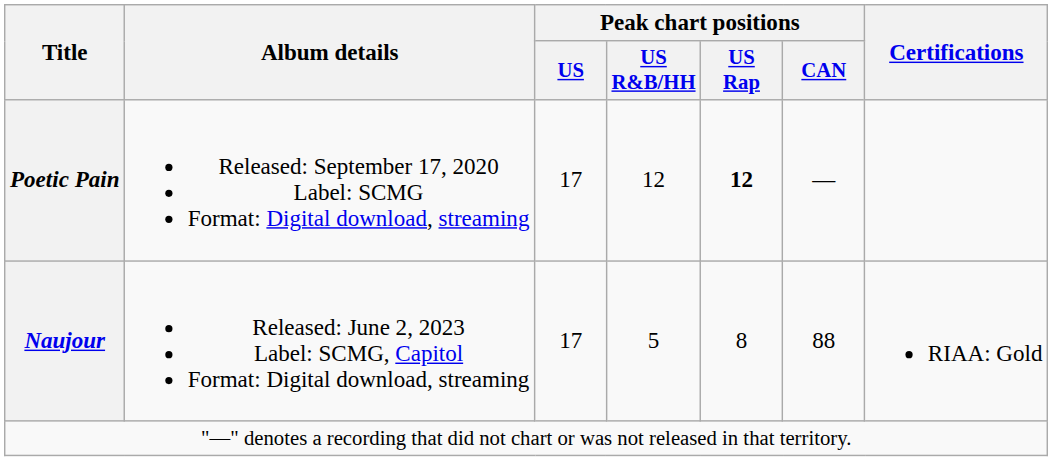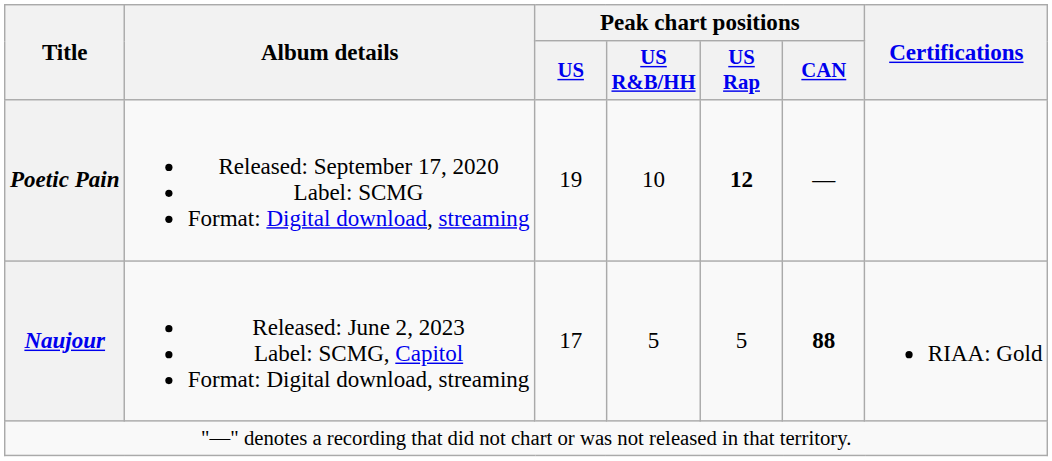(571, 179) 17 -> (571, 179) 19
(654, 179) 12 -> (654, 179) 10
(742, 340) 8 -> (742, 340) 5
(824, 340) normal -> (824, 340) bold
